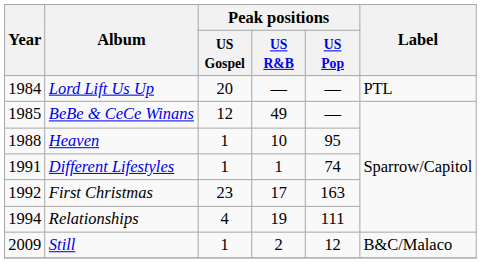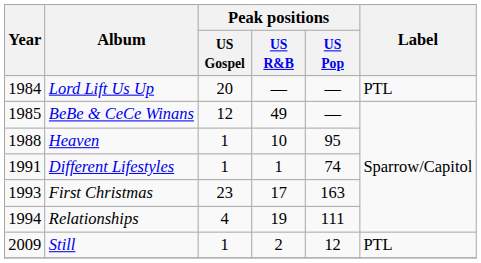(25, 192) 1992 -> (25, 192) 1993
(408, 245) B&C/Malaco -> (378, 245) PTL
